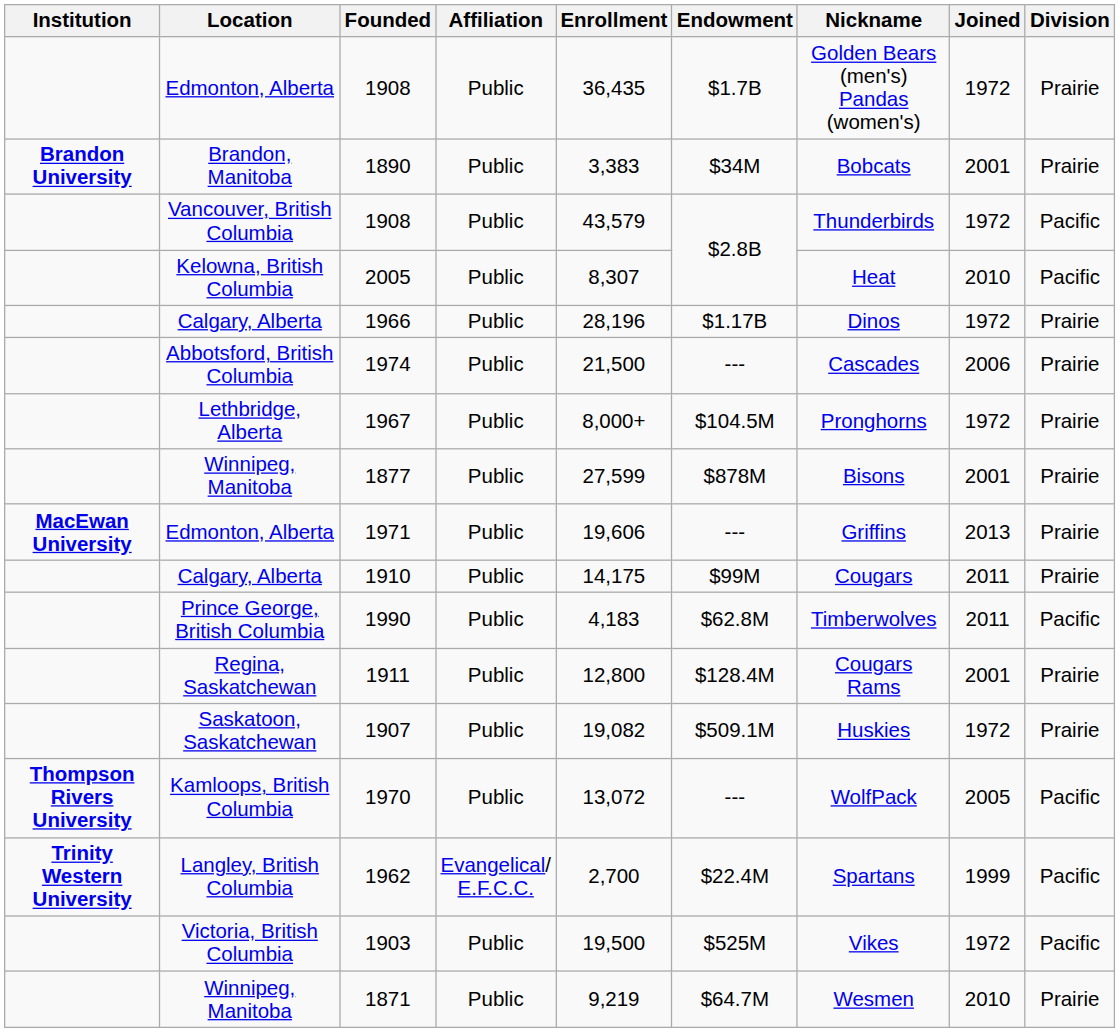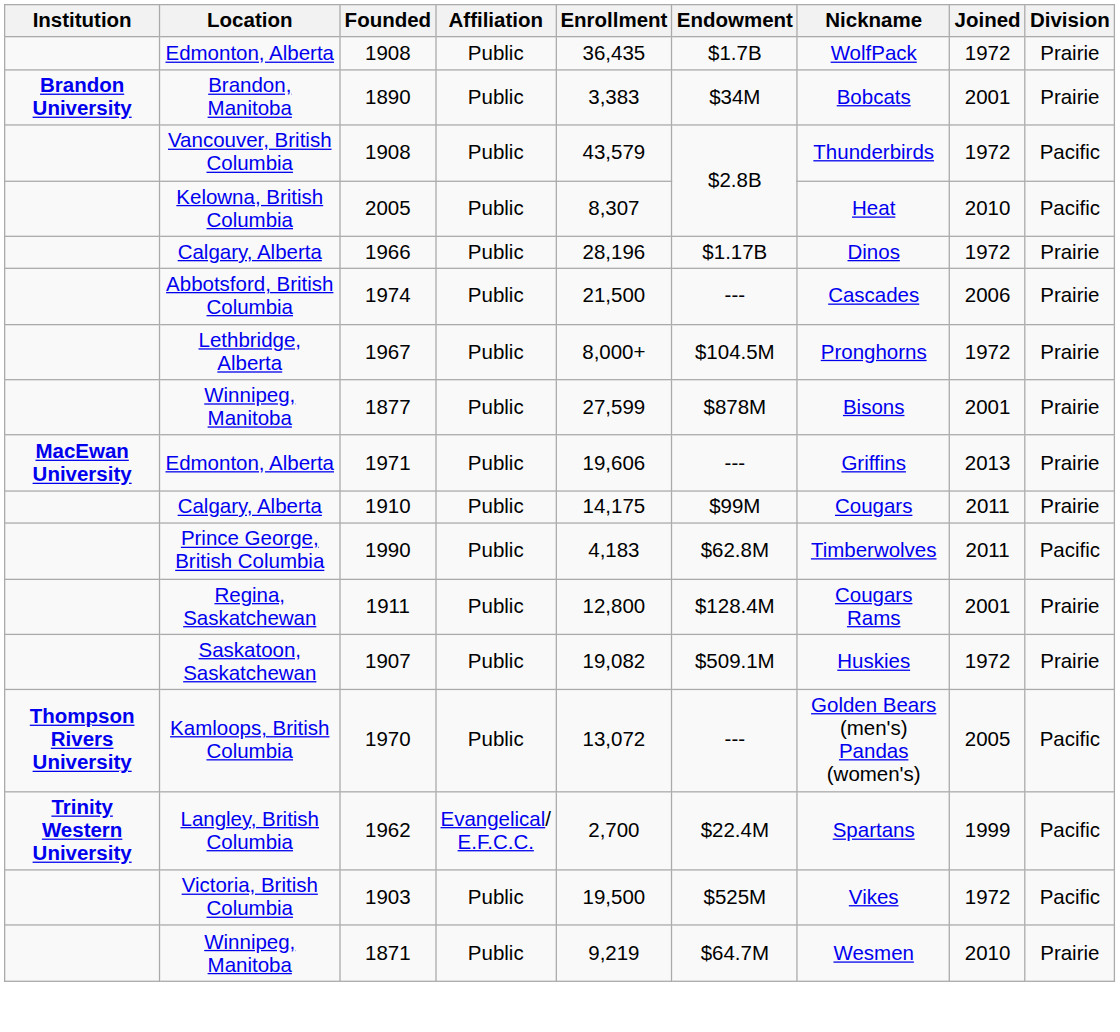(874, 87) Golden Bears (men's) Pandas (women's) -> (874, 53) WolfPack
(874, 798) WolfPack -> (874, 740) Golden Bears (men's) Pandas (women's)
